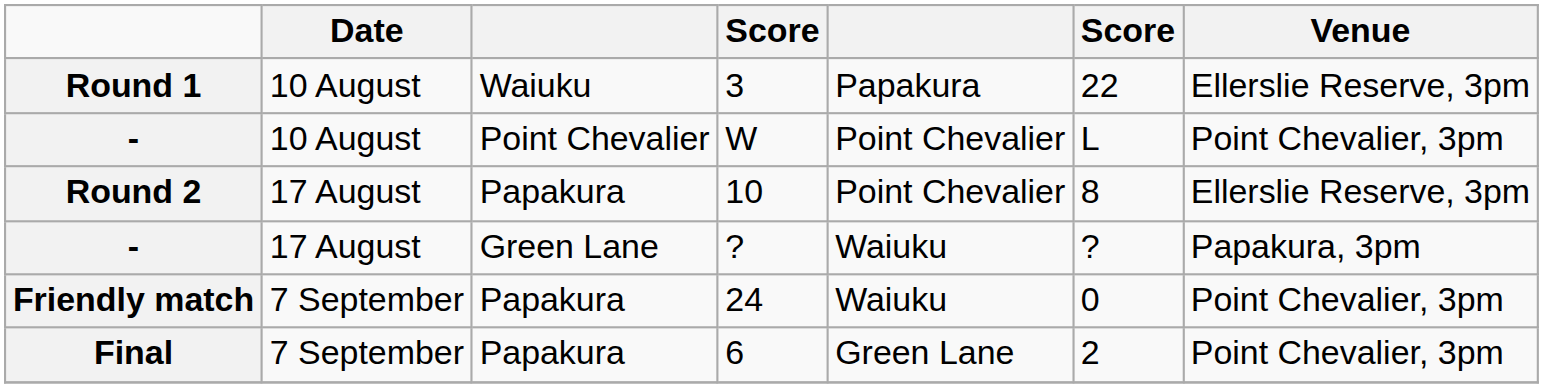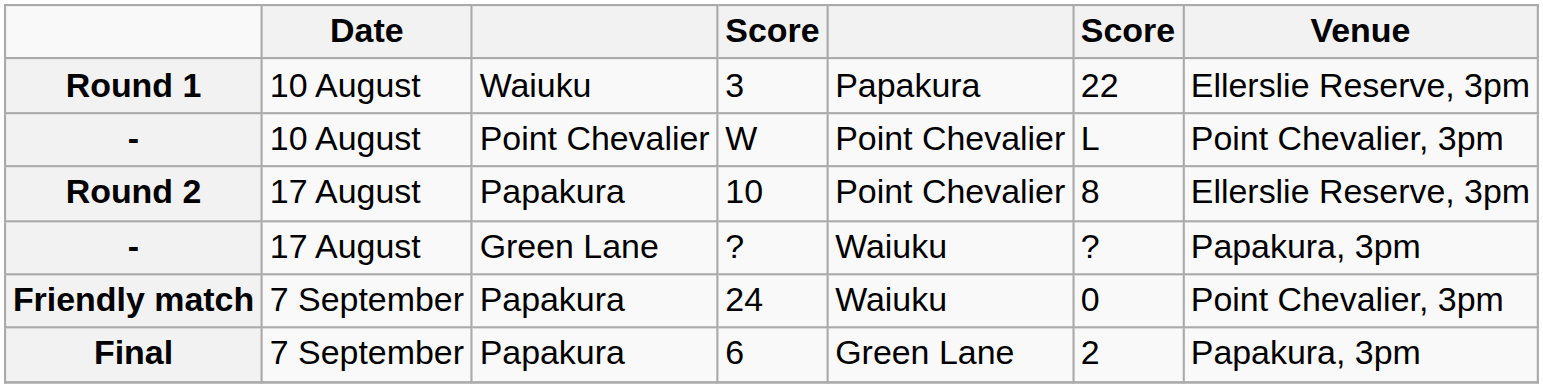(1347, 354) Point Chevalier, 3pm -> (1306, 354) Papakura, 3pm
